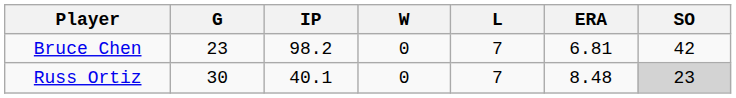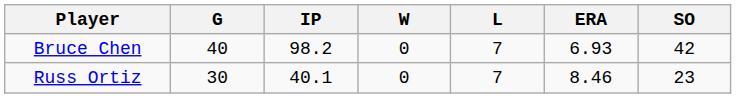(217, 49) 23 -> (217, 49) 40
(591, 49) 6.81 -> (591, 49) 6.93
(591, 78) 8.48 -> (591, 78) 8.46
(684, 78) lightgrey background -> (684, 78) no background
